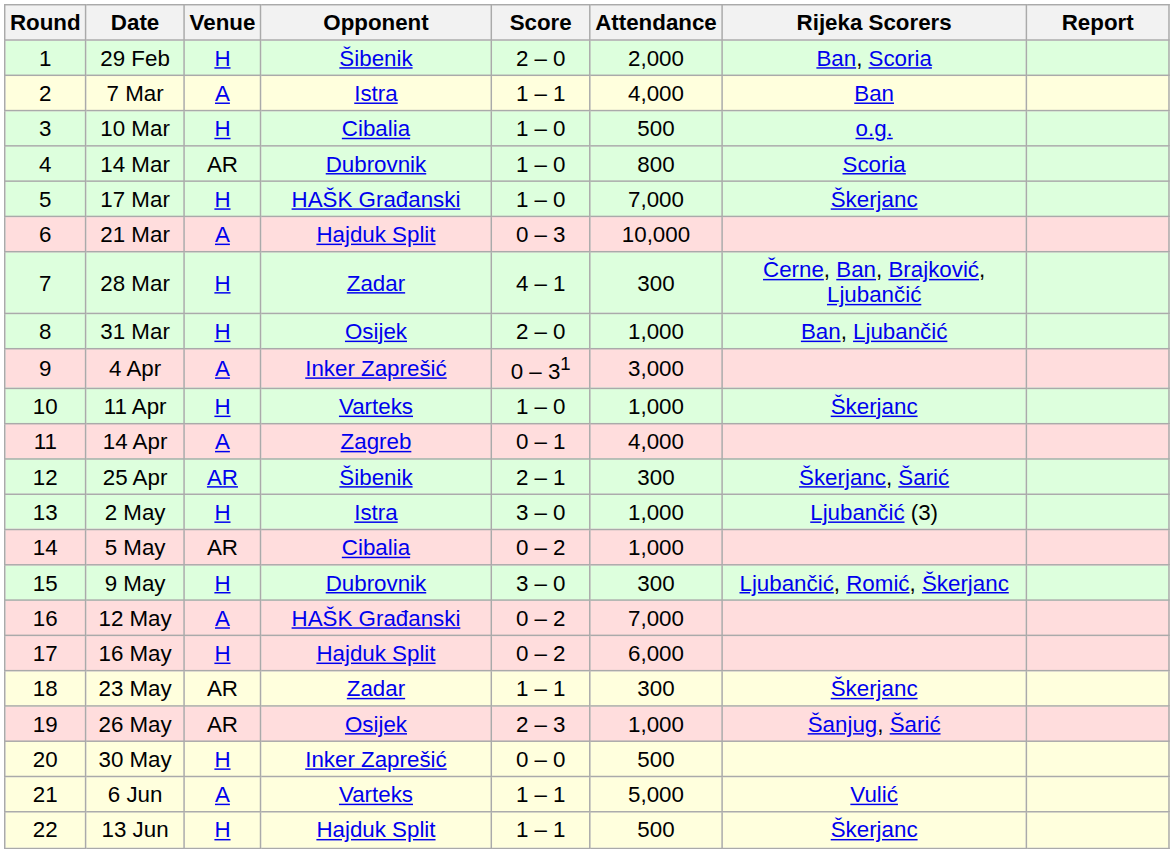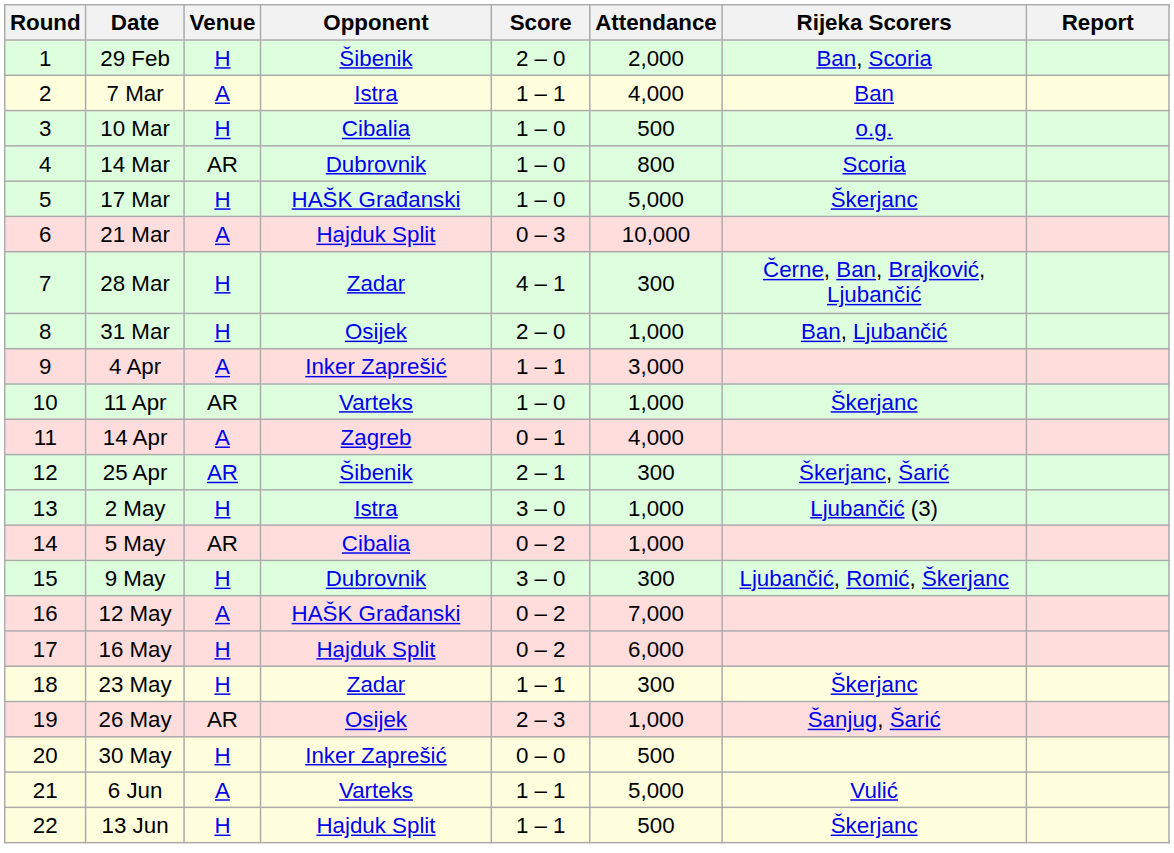(656, 199) 7,000 -> (656, 199) 5,000
(541, 368) 0 – 31 -> (541, 366) 1 – 1
(222, 406) H -> (222, 401) AR
(222, 689) AR -> (222, 684) H
